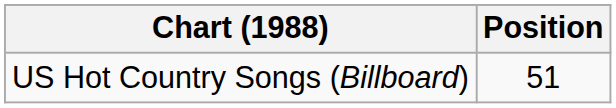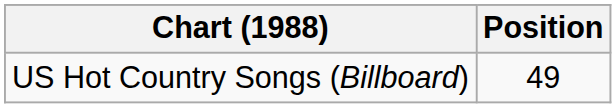(543, 77) 51 -> (543, 77) 49
